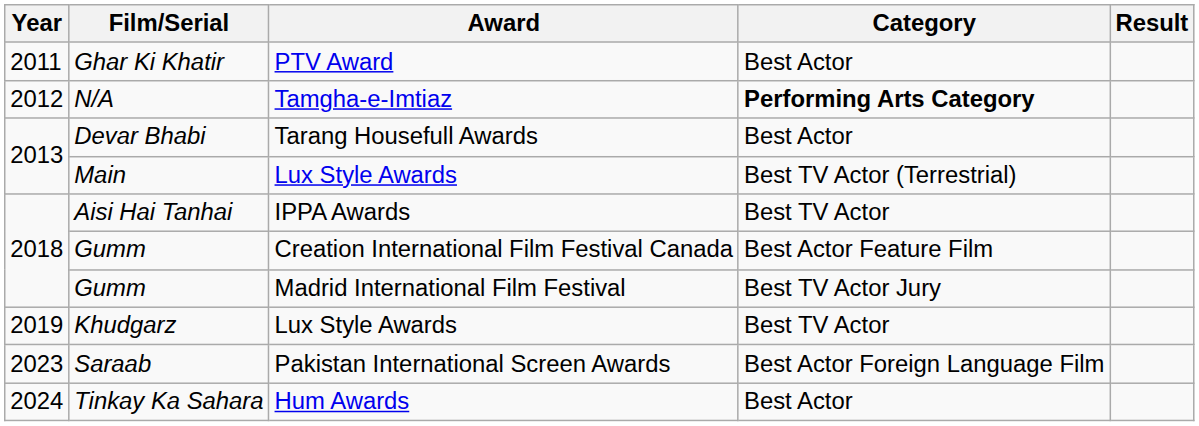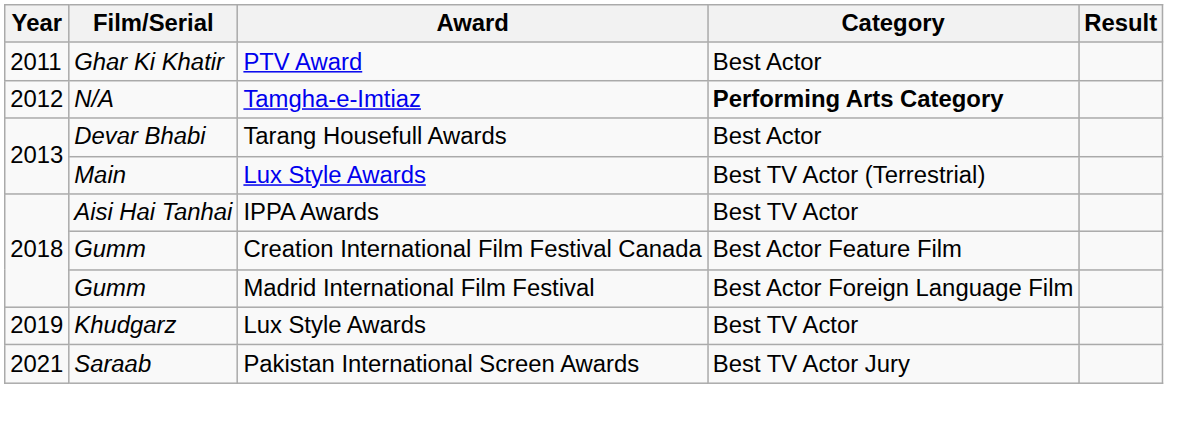(843, 288) Best TV Actor Jury -> (893, 288) Best Actor Foreign Language Film
(37, 363) 2023 -> (37, 363) 2021
(924, 363) Best Actor Foreign Language Film -> (811, 363) Best TV Actor Jury
- row: (169, 401)
